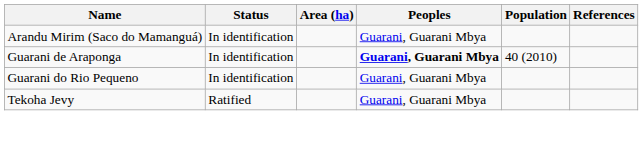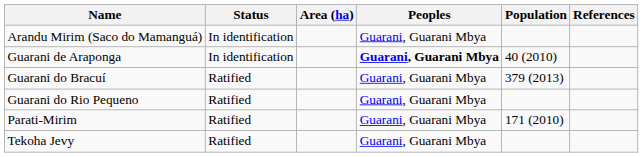+ row: (57, 78)
(251, 78) In identification -> (230, 99) Ratified
+ row: (42, 120)
